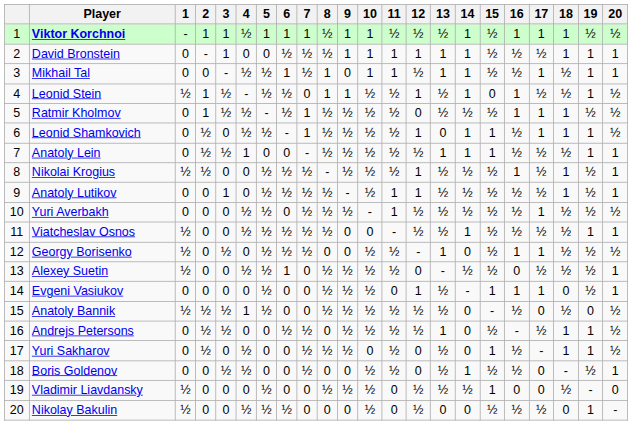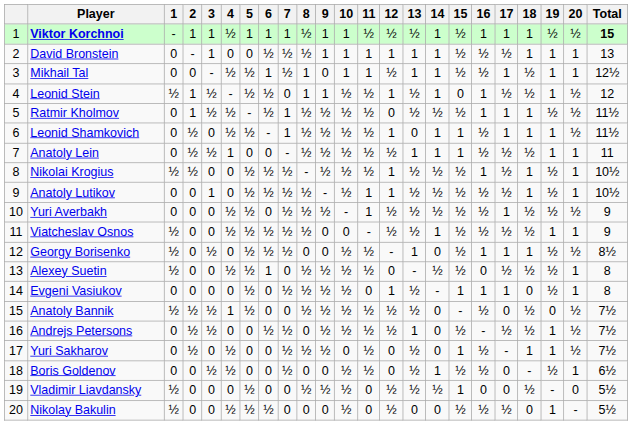+ column: (607, 14)
(566, 251) ½ -> (529, 251) 1
(307, 291) 0 -> (287, 291) ½
(566, 331) 1 -> (529, 331) ½
